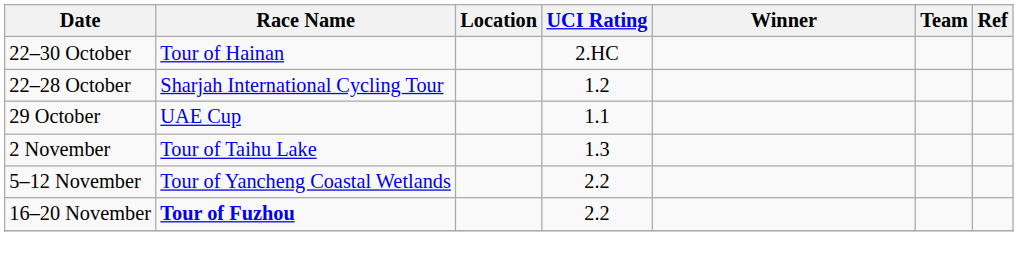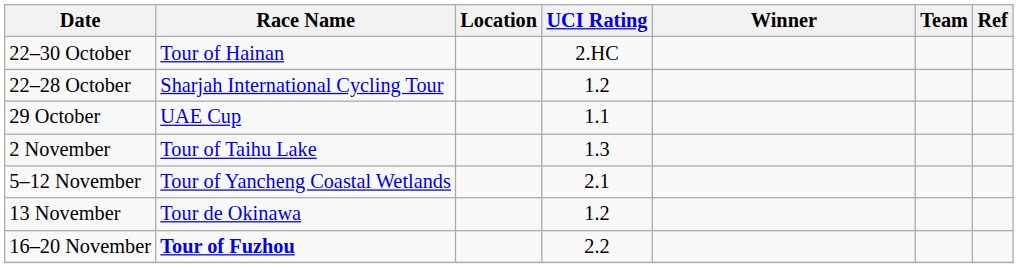(597, 181) 2.2 -> (597, 181) 2.1
+ row: (65, 213)
